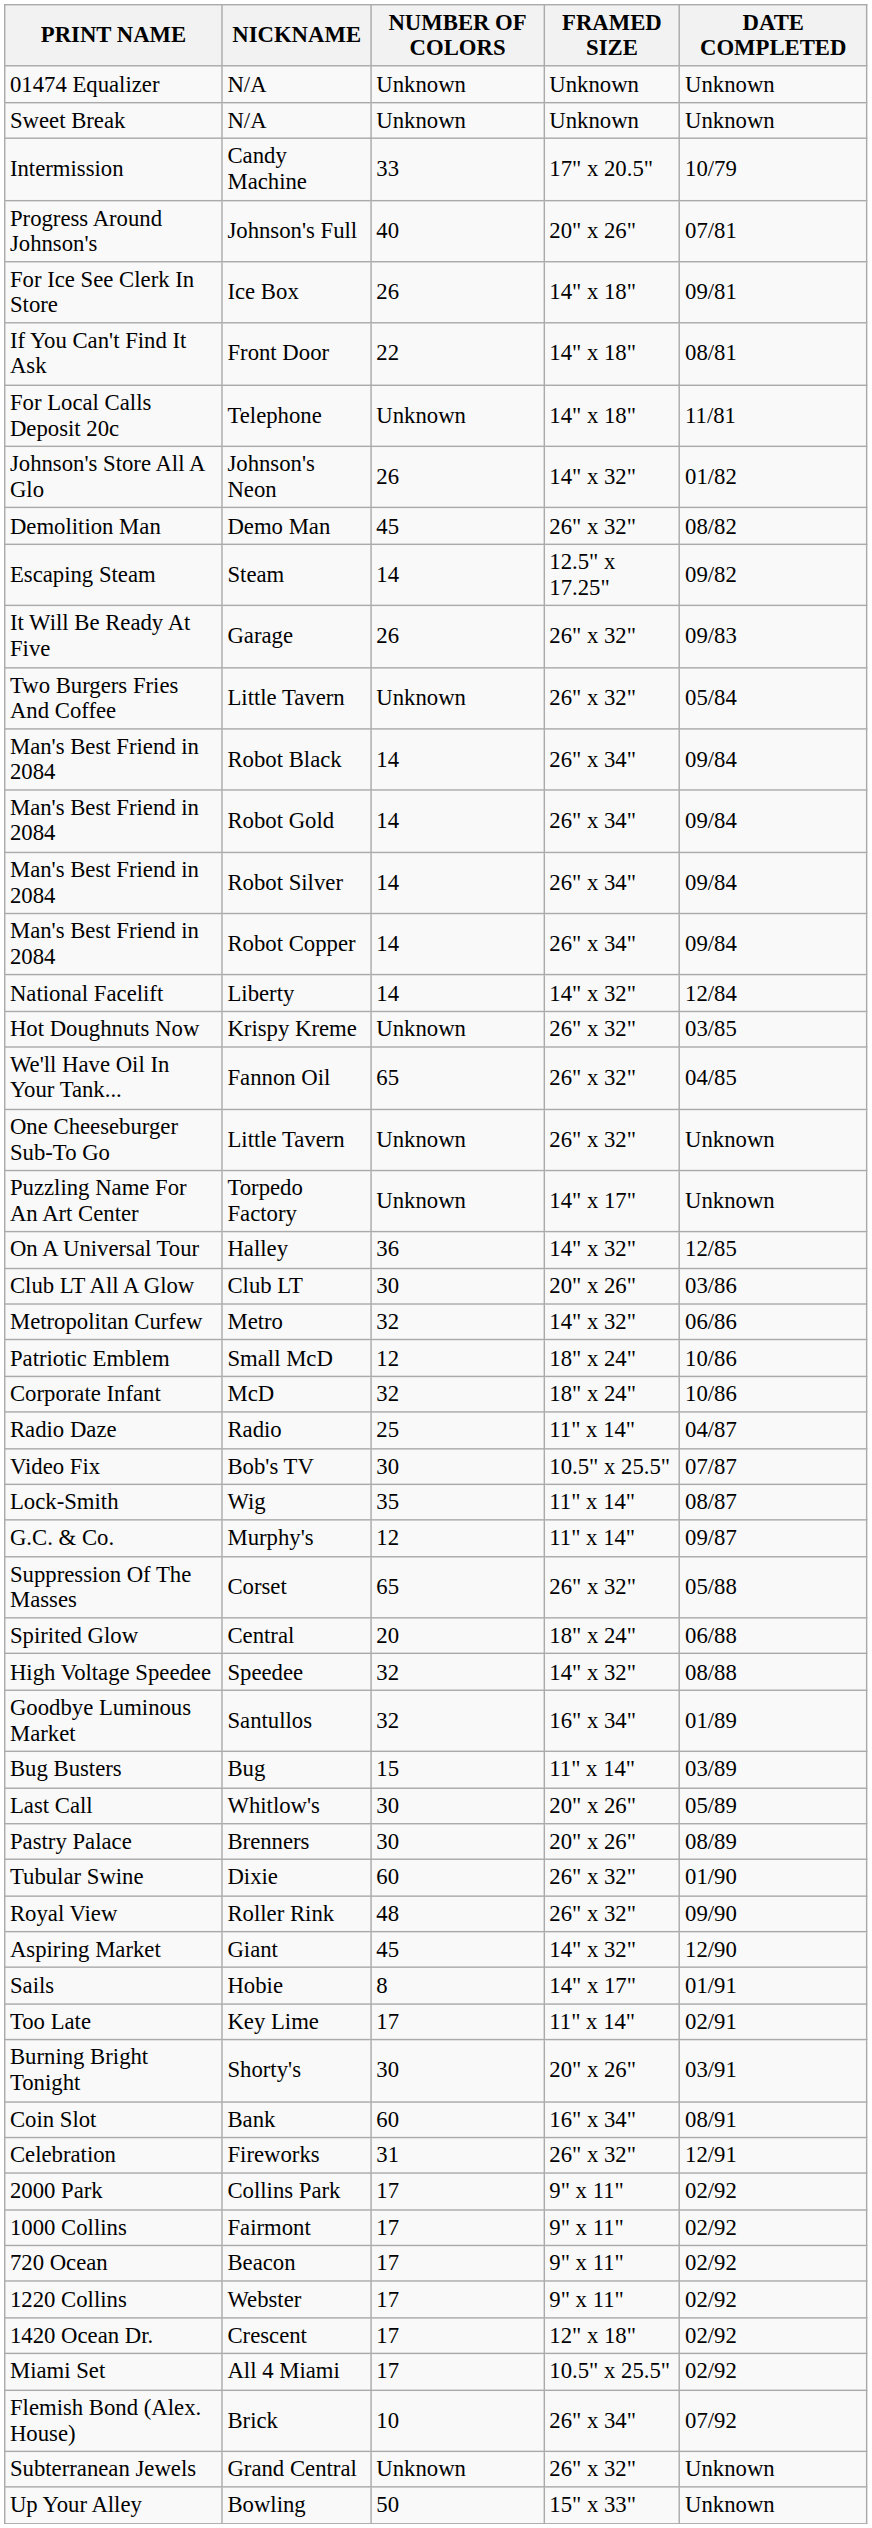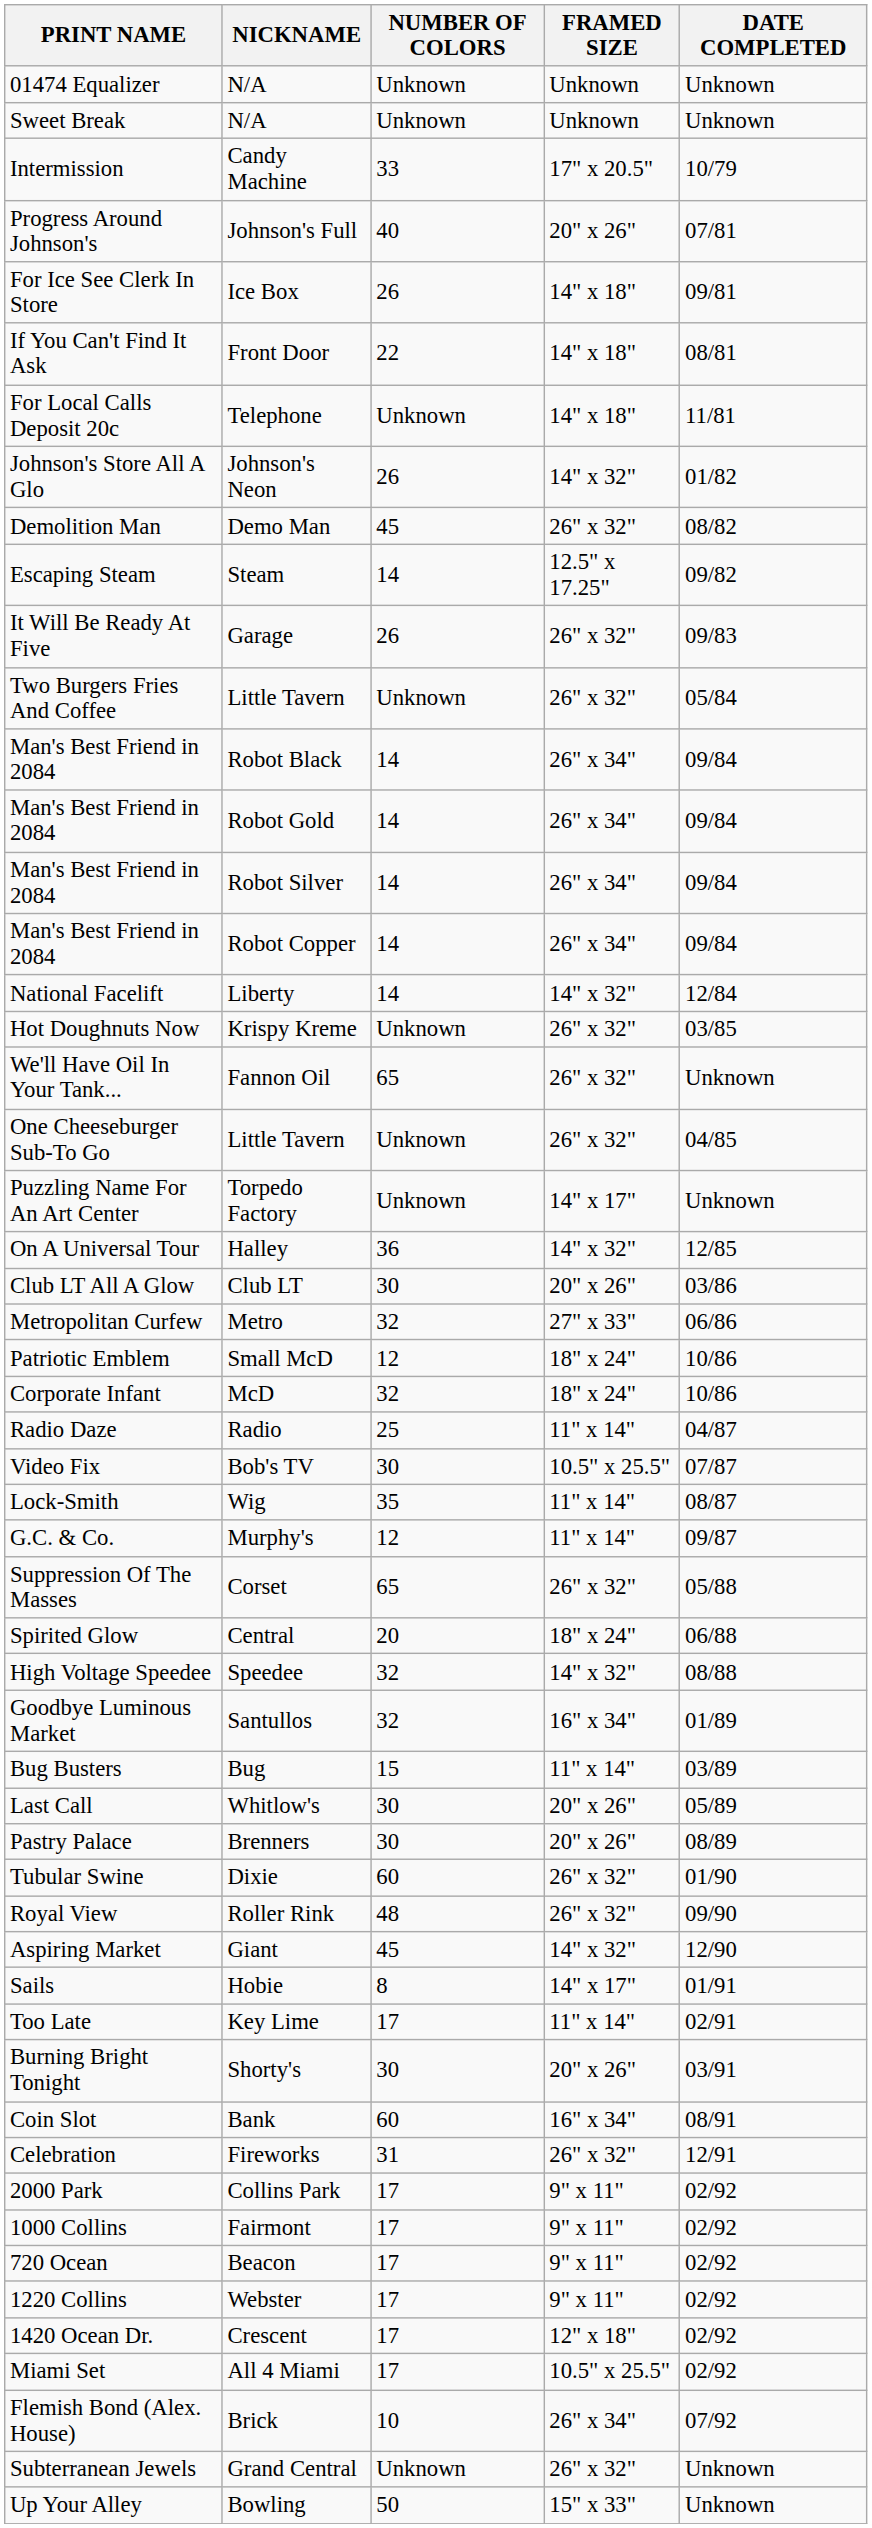(711, 1077) 04/85 -> (730, 1077) Unknown
(730, 1139) Unknown -> (711, 1139) 04/85
(593, 1321) 14" x 32" -> (593, 1321) 27" x 33"
